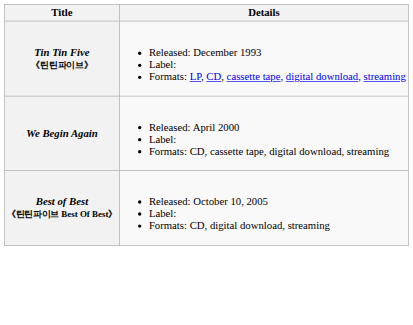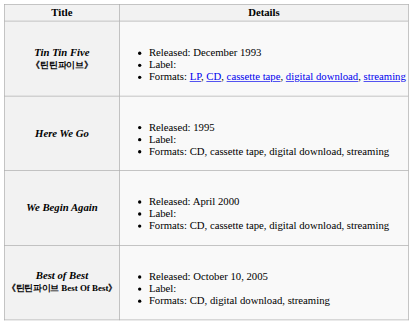+ row: (62, 133)
